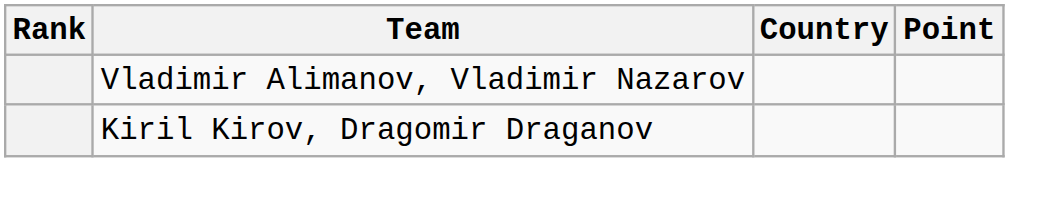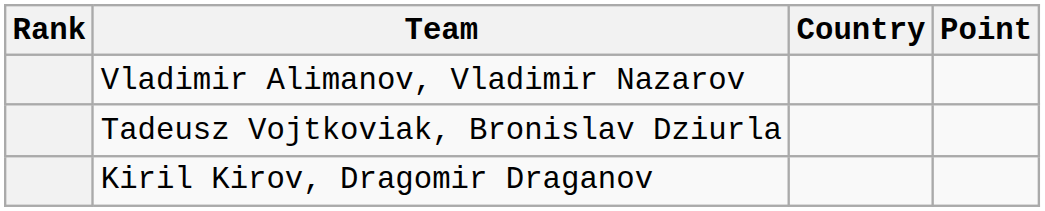+ row: (441, 130)
